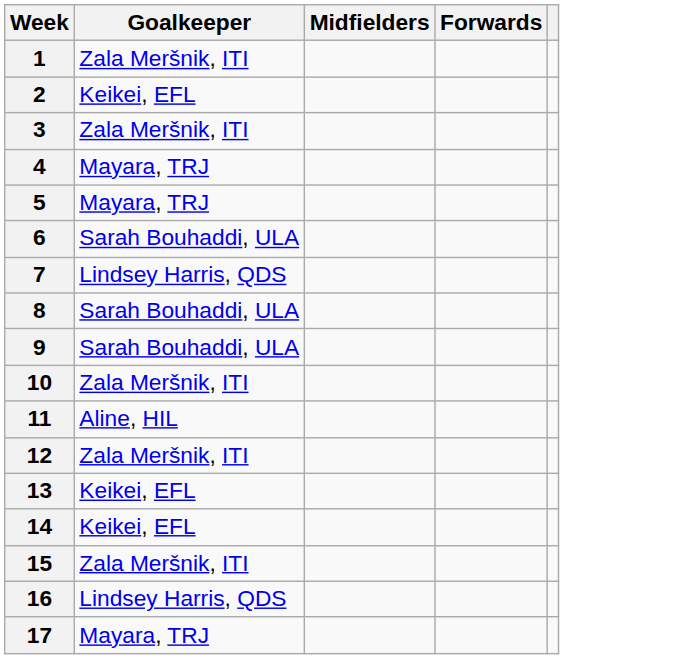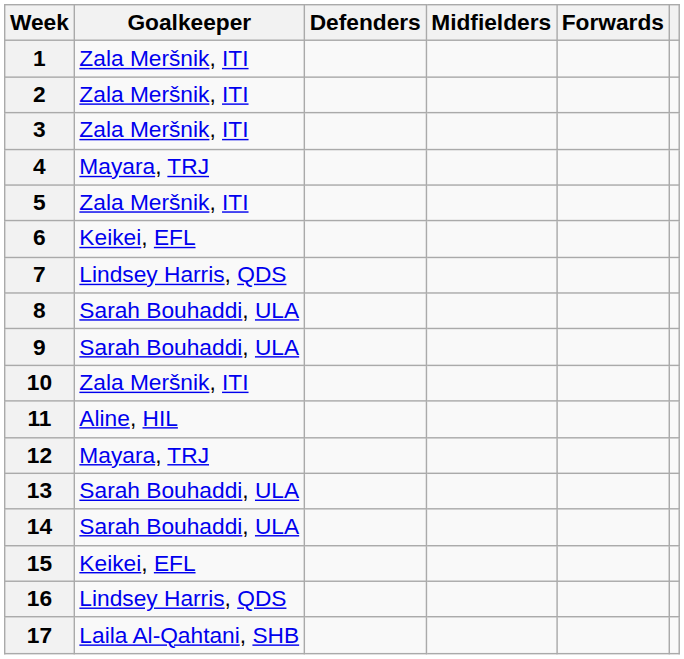+ column: (365, 22)
(137, 94) Keikei, EFL -> (164, 94) Zala Meršnik, ITI
(144, 202) Mayara, TRJ -> (164, 202) Zala Meršnik, ITI
(189, 238) Sarah Bouhaddi, ULA -> (137, 238) Keikei, EFL
(164, 454) Zala Meršnik, ITI -> (144, 454) Mayara, TRJ
(137, 490) Keikei, EFL -> (189, 490) Sarah Bouhaddi, ULA
(137, 526) Keikei, EFL -> (189, 526) Sarah Bouhaddi, ULA
(164, 563) Zala Meršnik, ITI -> (137, 563) Keikei, EFL
(144, 635) Mayara, TRJ -> (189, 635) Laila Al-Qahtani, SHB
